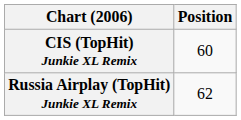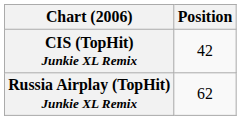(205, 51) 60 -> (205, 51) 42
